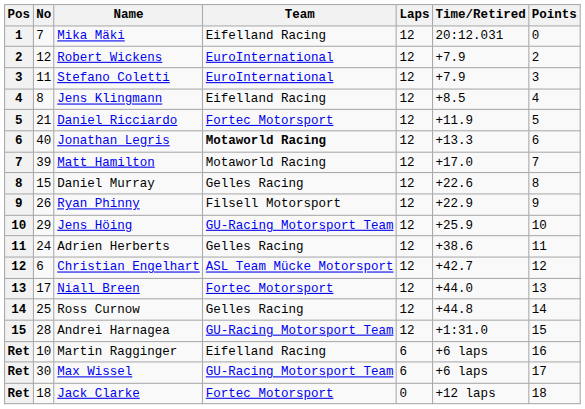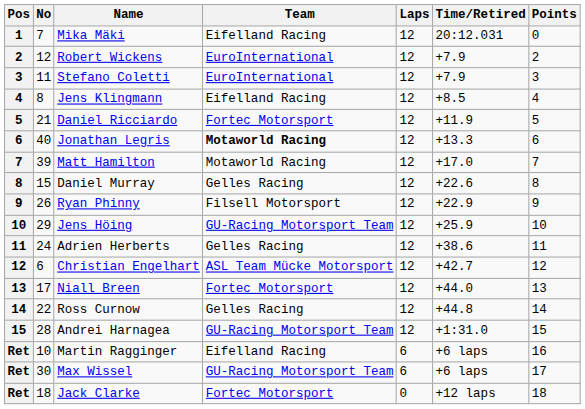(44, 309) 25 -> (44, 309) 22
